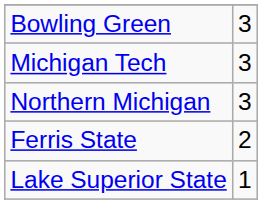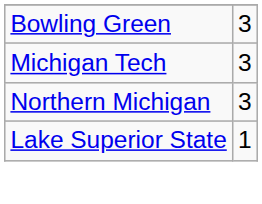- row: (74, 140)
